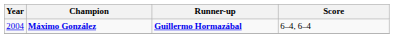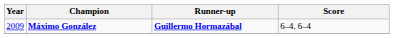(15, 26) 2004 -> (15, 26) 2009
